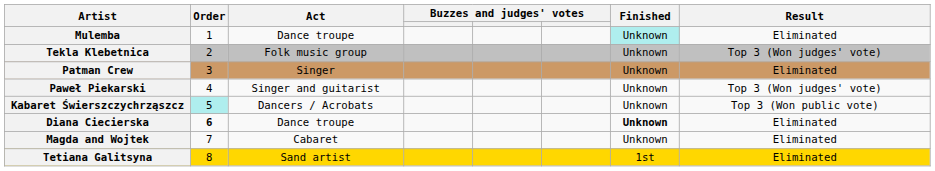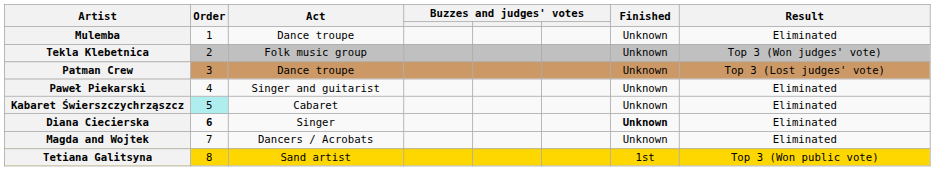(645, 36) paleturquoise background -> (645, 36) no background
(316, 70) Singer -> (316, 70) Dance troupe
(805, 70) Eliminated -> (805, 70) Top 3 (Lost judges' vote)
(805, 88) Top 3 (Won judges' vote) -> (805, 88) Eliminated
(316, 105) Dancers / Acrobats -> (316, 105) Cabaret
(805, 105) Top 3 (Won public vote) -> (805, 105) Eliminated
(316, 122) Dance troupe -> (316, 122) Singer
(316, 140) Cabaret -> (316, 140) Dancers / Acrobats
(805, 157) Eliminated -> (805, 157) Top 3 (Won public vote)
